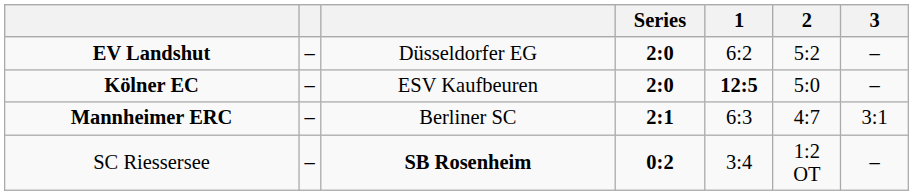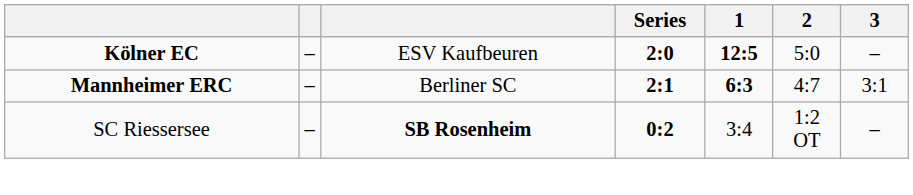- row: (152, 53)
(739, 118) normal -> (739, 85) bold
